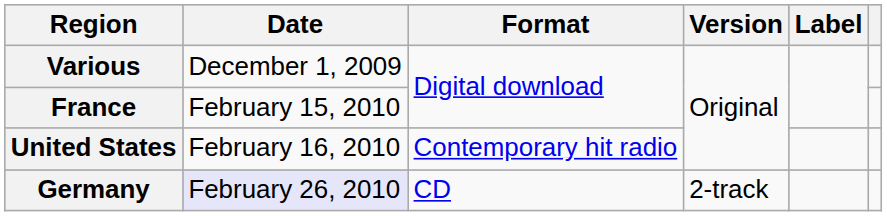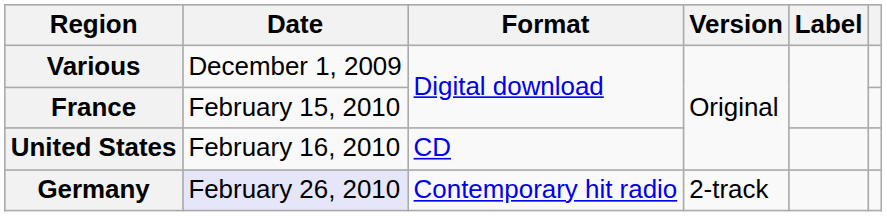(545, 148) Contemporary hit radio -> (432, 148) CD
(432, 189) CD -> (545, 189) Contemporary hit radio
